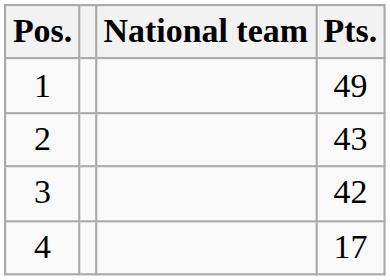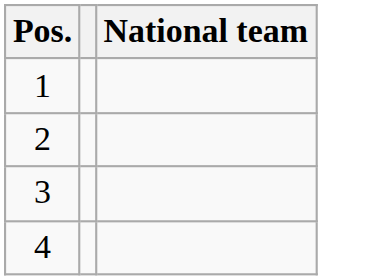- column: (350, 31)
